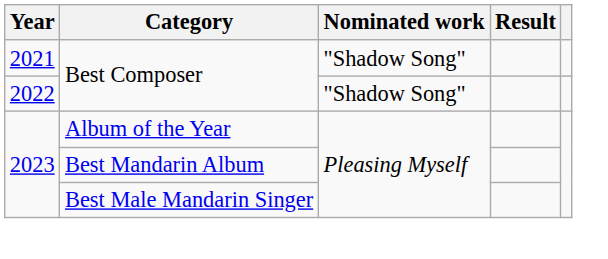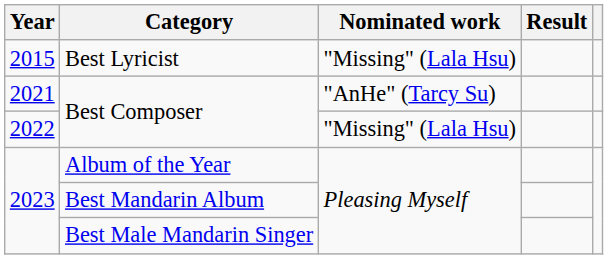+ row: (32, 57)
(395, 57) "Shadow Song" -> (410, 93) "AnHe" (Tarcy Su)
(395, 93) "Shadow Song" -> (420, 128) "Missing" (Lala Hsu)
